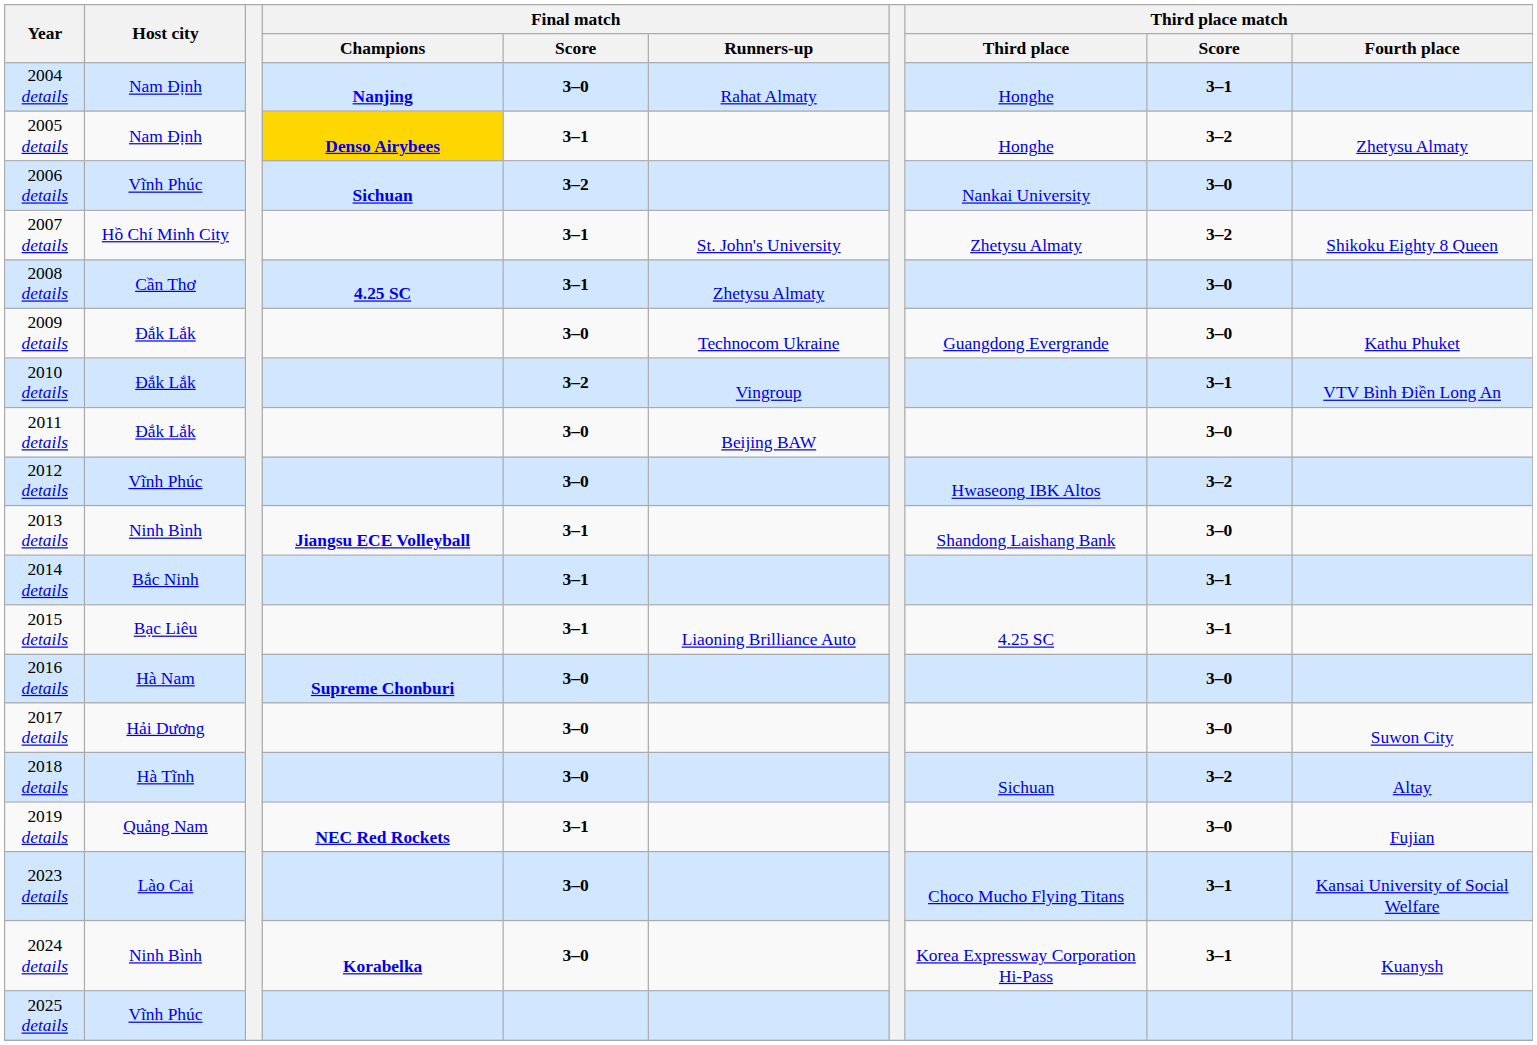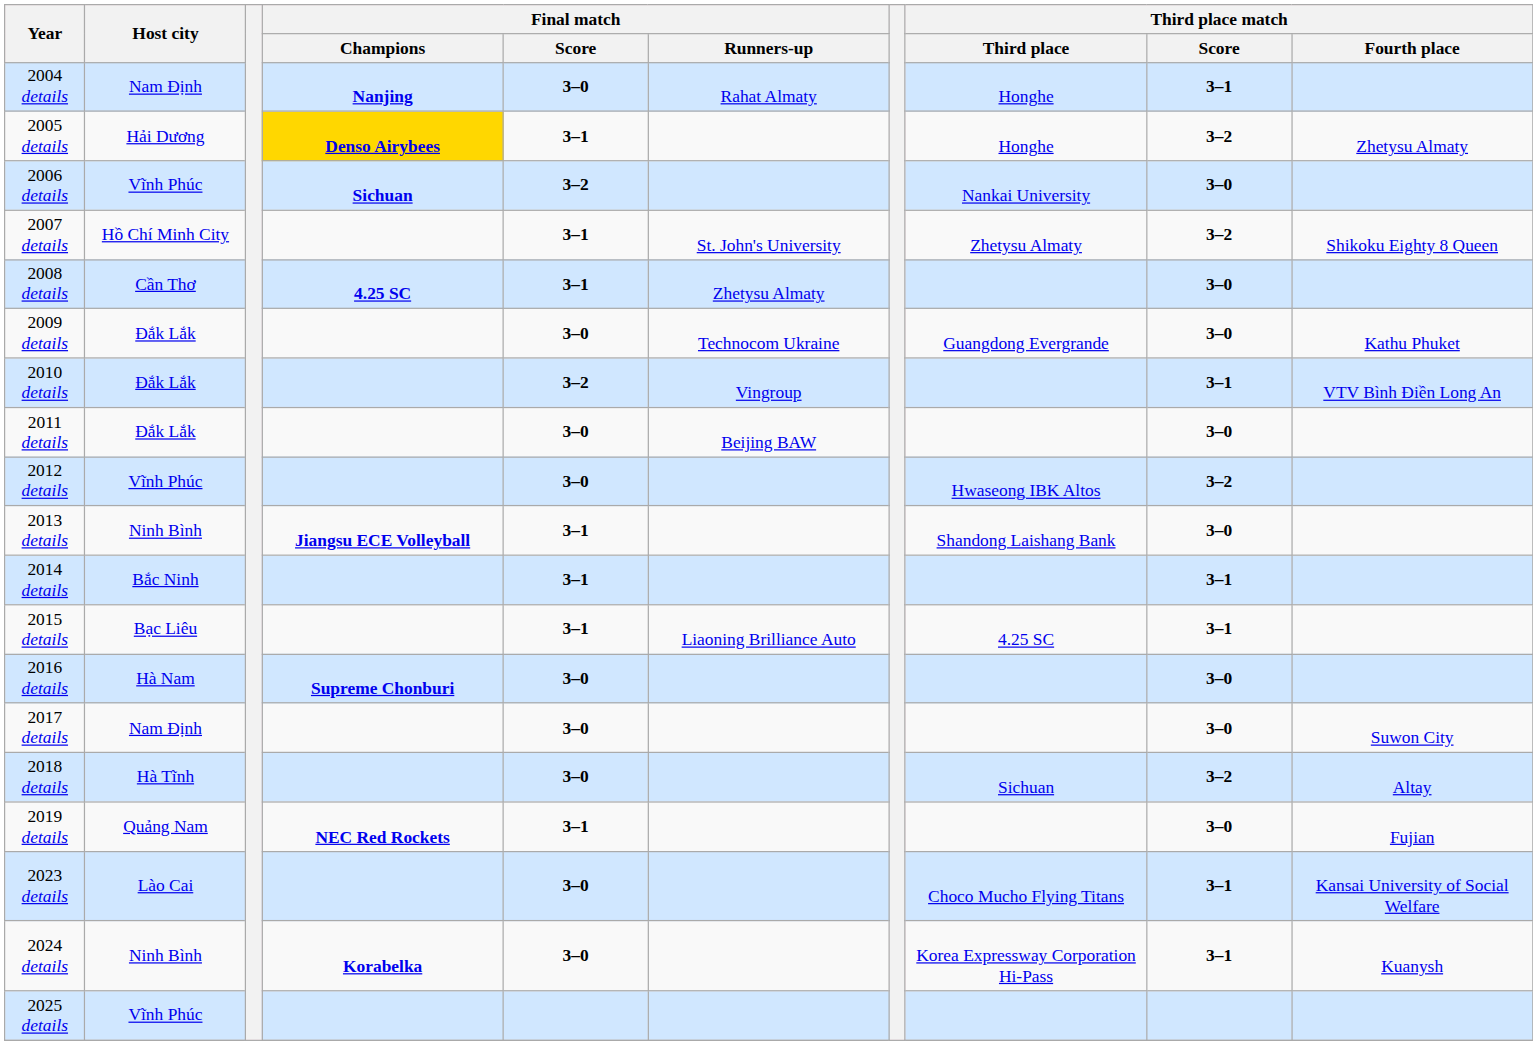(165, 136) Nam Định -> (165, 136) Hải Dương
(165, 728) Hải Dương -> (165, 728) Nam Định
